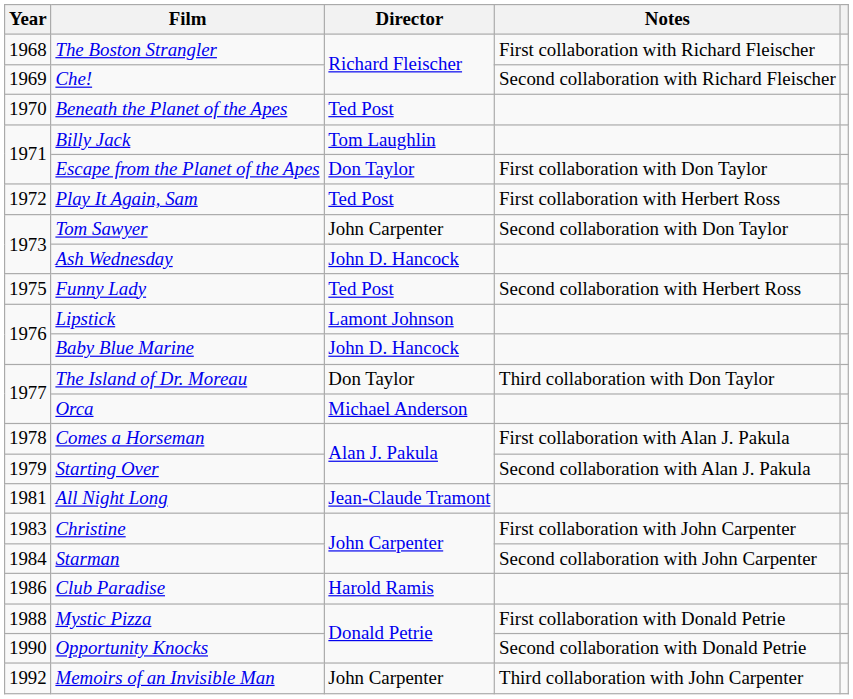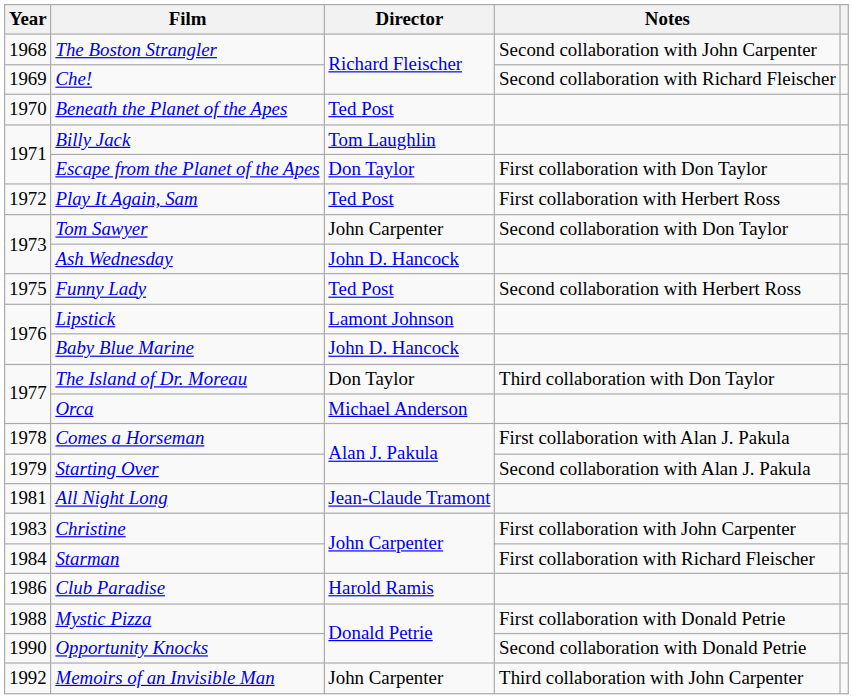(657, 49) First collaboration with Richard Fleischer -> (658, 49) Second collaboration with John Carpenter
(658, 558) Second collaboration with John Carpenter -> (657, 558) First collaboration with Richard Fleischer
